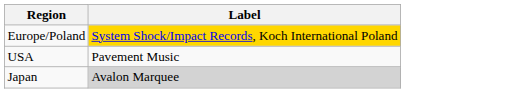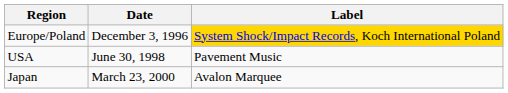+ column: (140, 14)
(135, 77) lightgrey background -> (238, 77) no background
